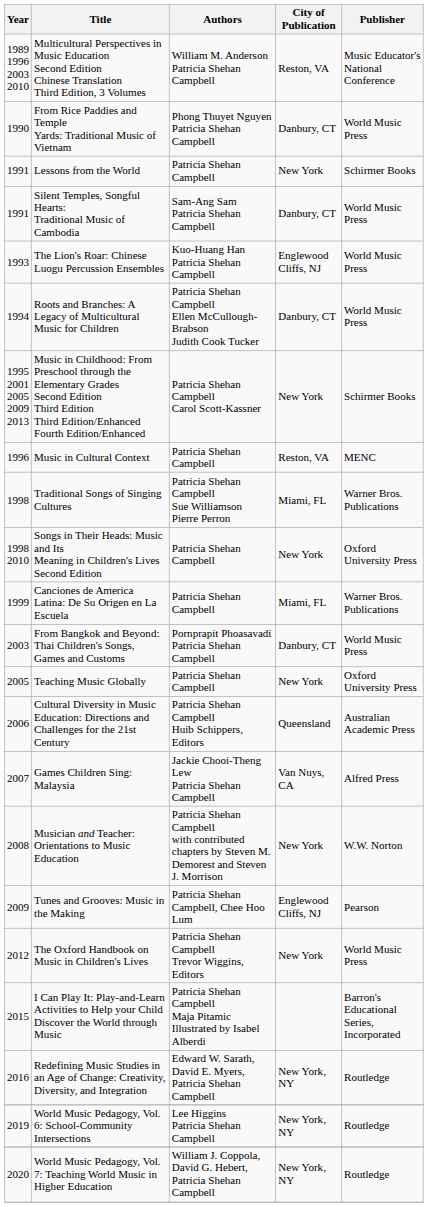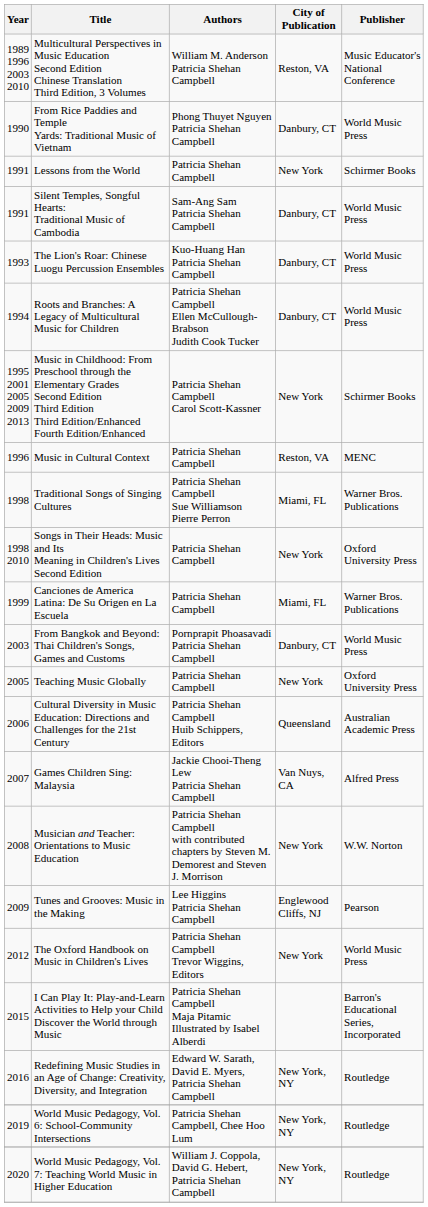(303, 262) Englewood Cliffs, NJ -> (307, 262) Danbury, CT
(218, 907) Patricia Shehan Campbell, Chee Hoo Lum -> (206, 907) Lee Higgins Patricia Shehan Campbell
(206, 1126) Lee Higgins Patricia Shehan Campbell -> (218, 1126) Patricia Shehan Campbell, Chee Hoo Lum
